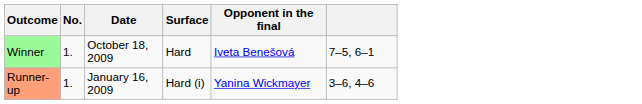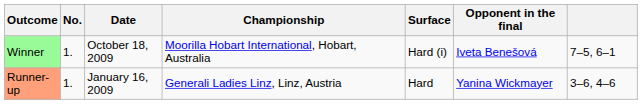+ column: (284, 20)
(178, 51) Hard -> (427, 51) Hard (i)
(185, 83) Hard (i) -> (421, 83) Hard
